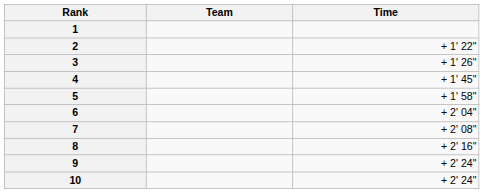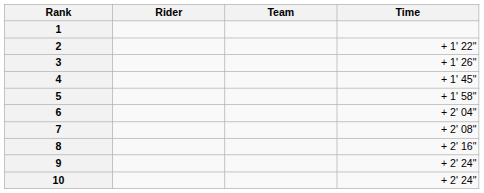+ column: (169, 12)
